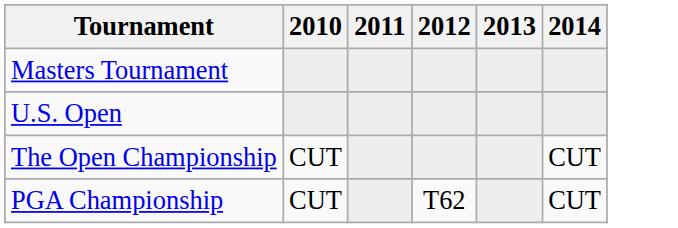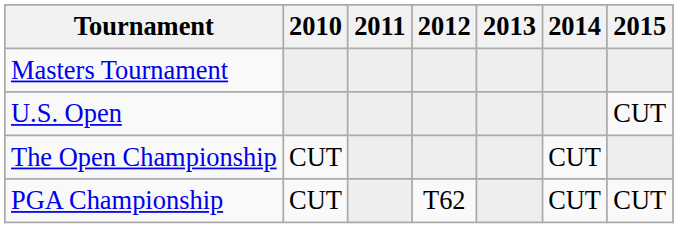+ column: (640, 26)
